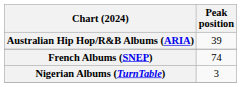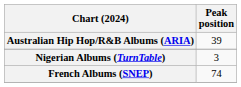rows swapped: (100, 57) <-> (100, 73)
